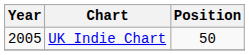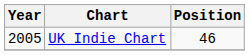(207, 39) 50 -> (207, 39) 46
